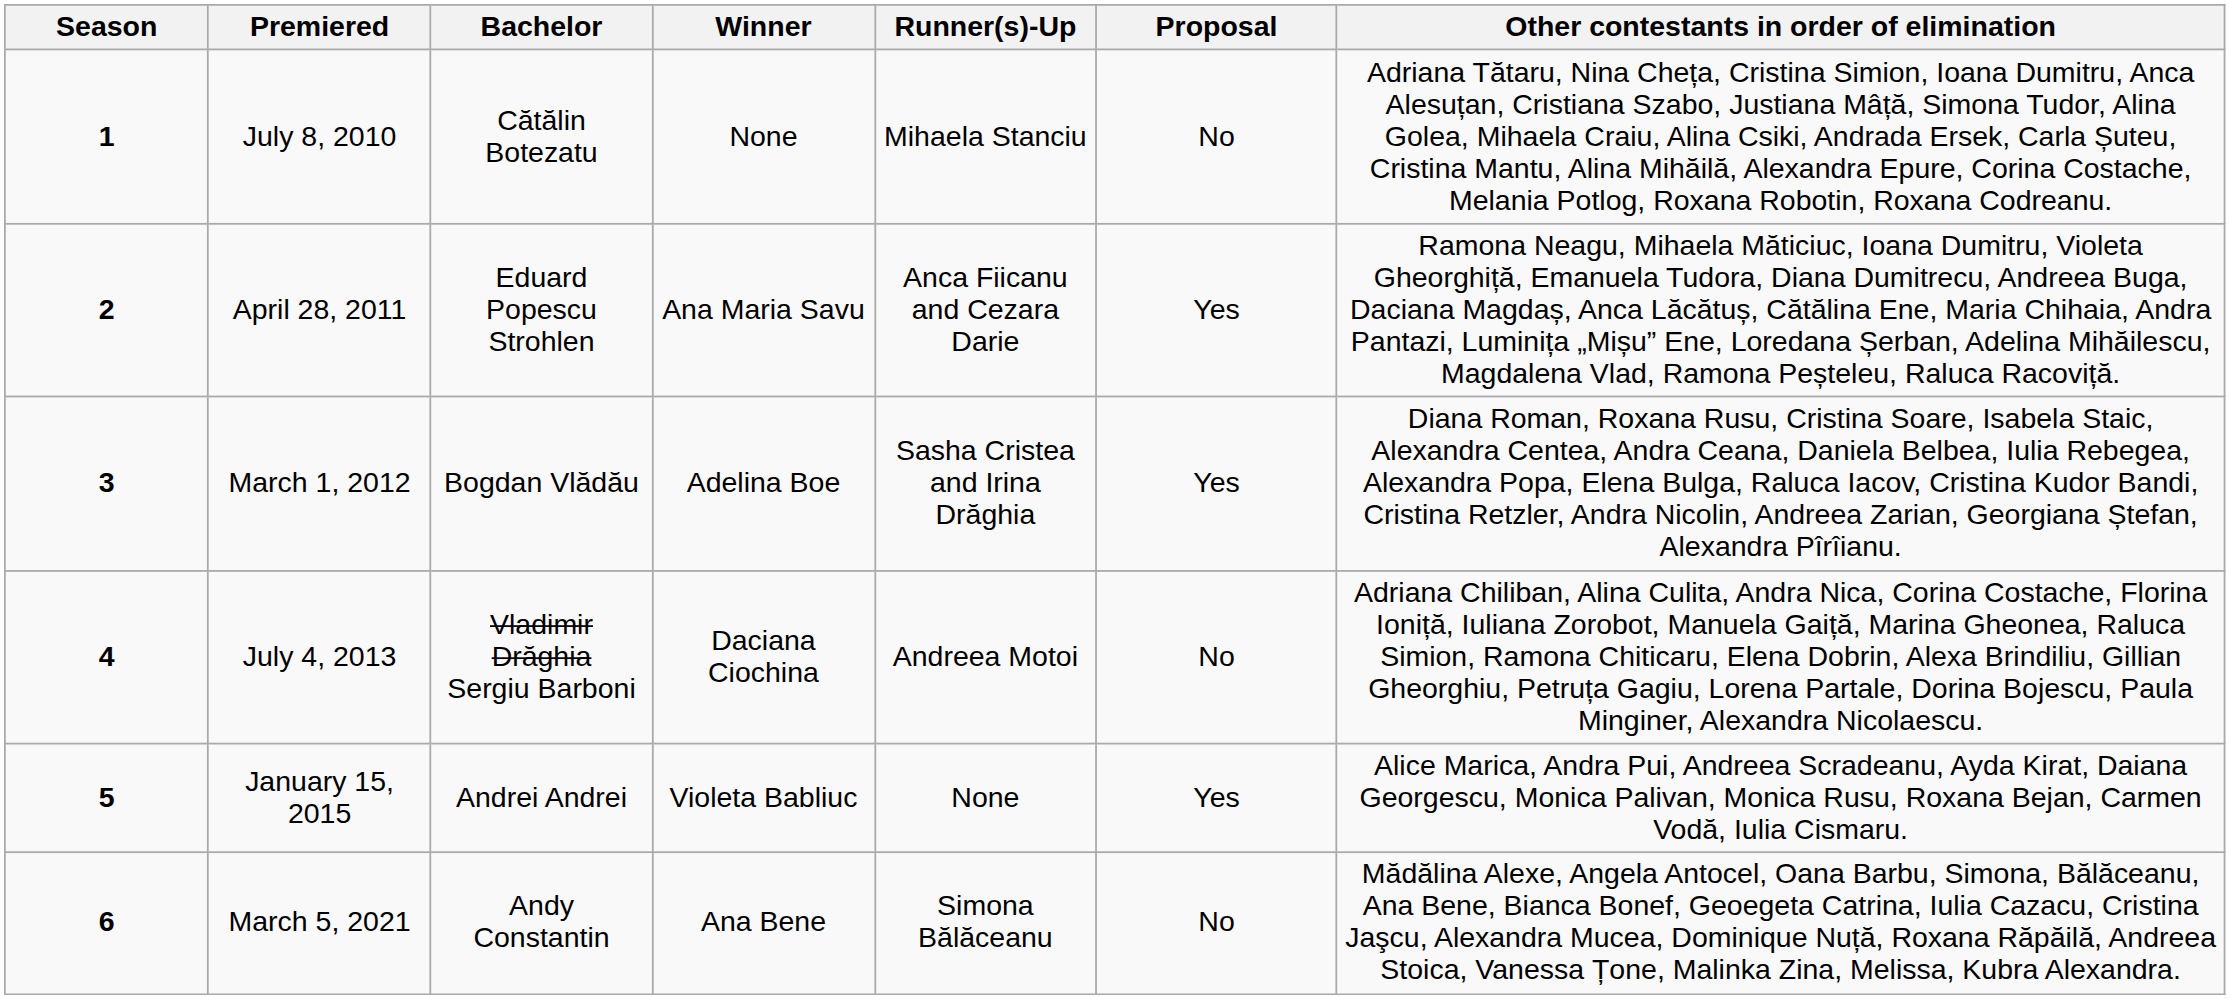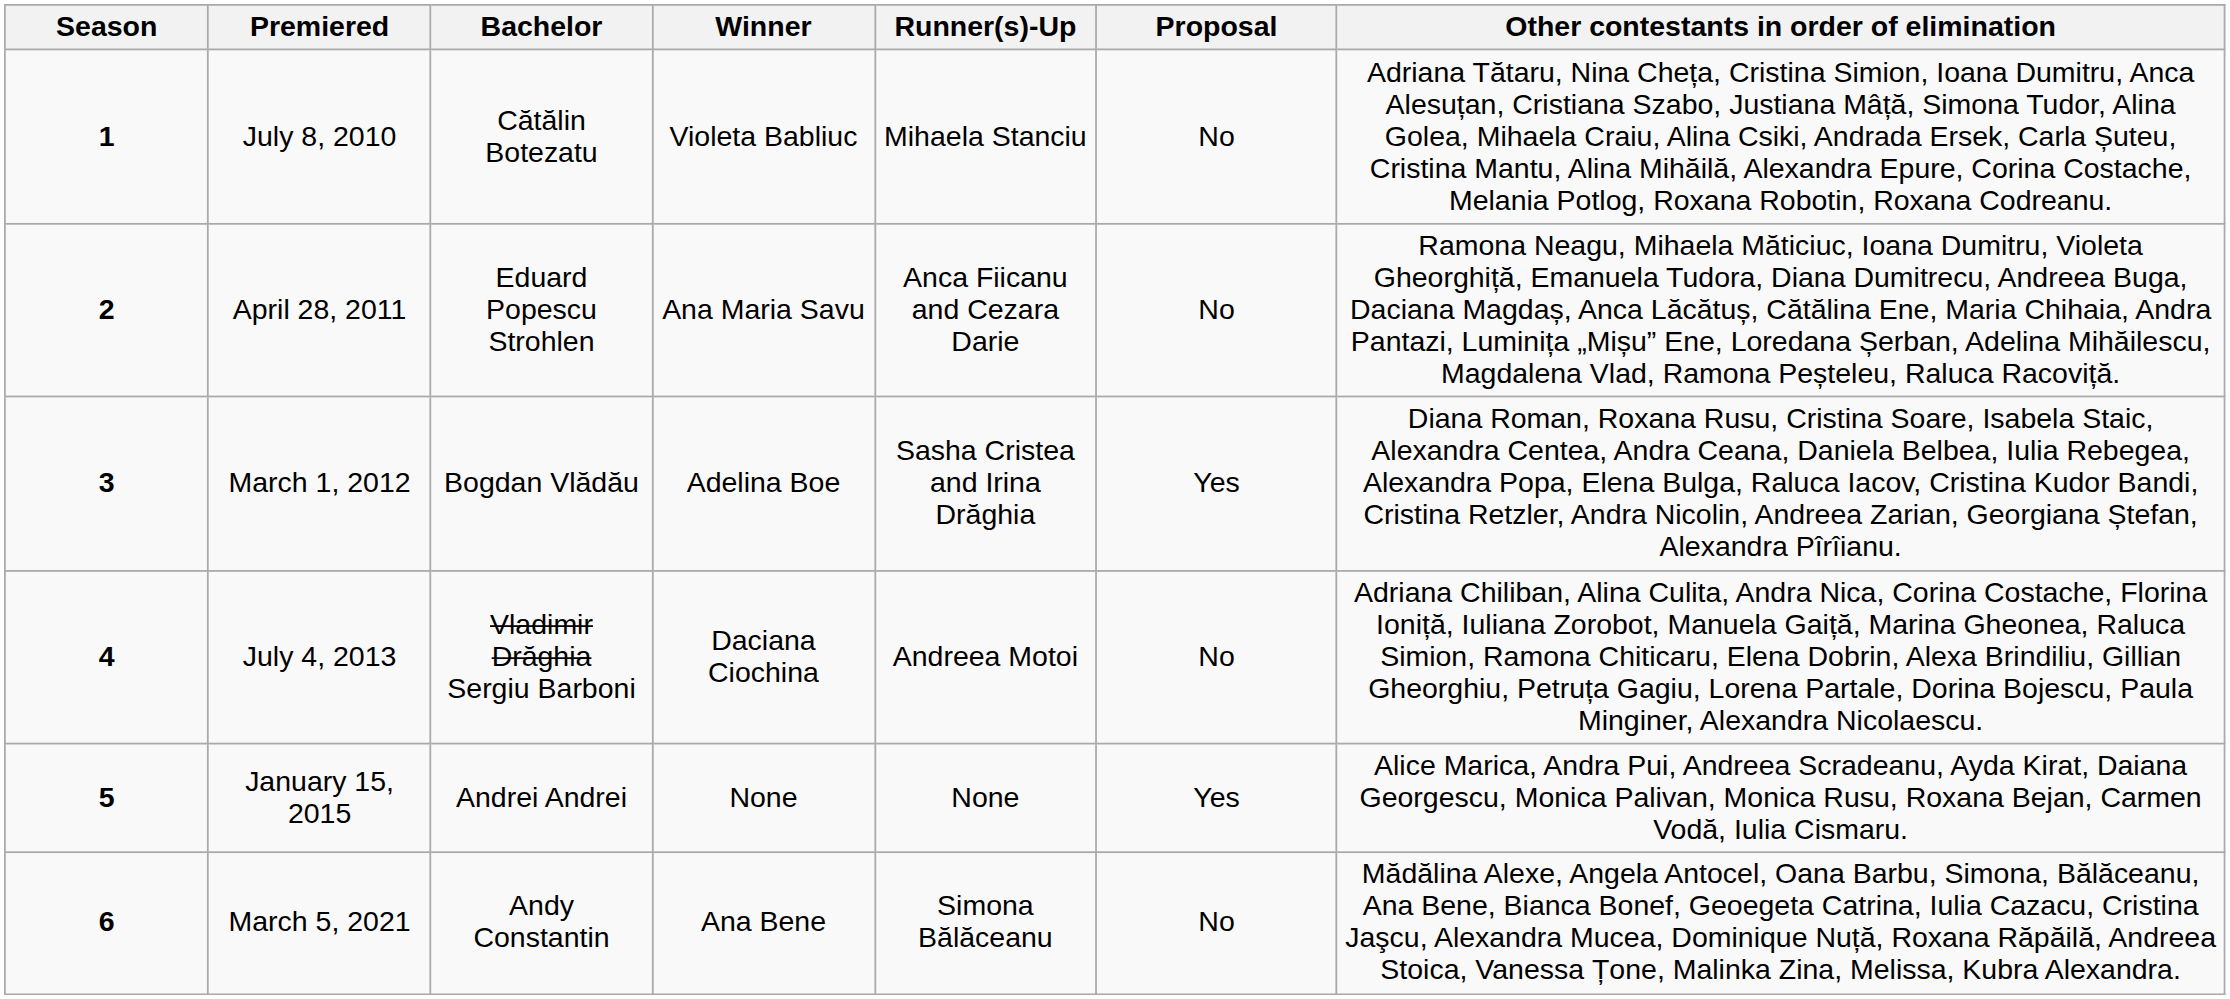(763, 136) None -> (763, 136) Violeta Babliuc
(1217, 309) Yes -> (1217, 309) No
(763, 797) Violeta Babliuc -> (763, 797) None
